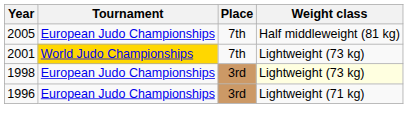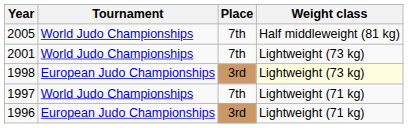(128, 34) European Judo Championships -> (117, 34) World Judo Championships
(117, 53) gold background -> (117, 53) no background
+ row: (21, 93)
